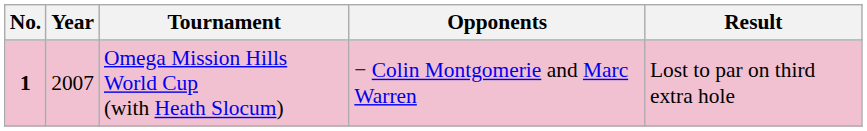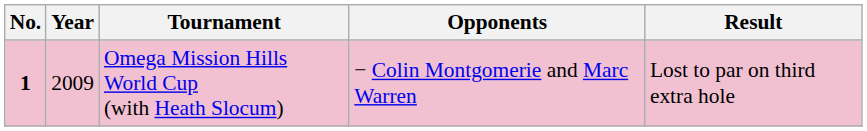(73, 83) 2007 -> (73, 83) 2009
